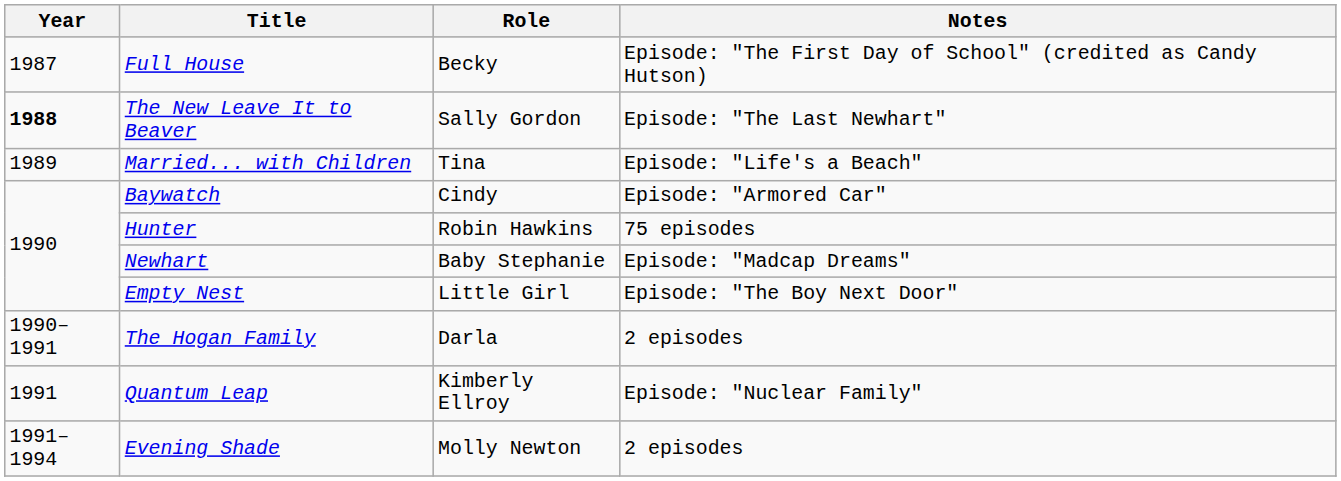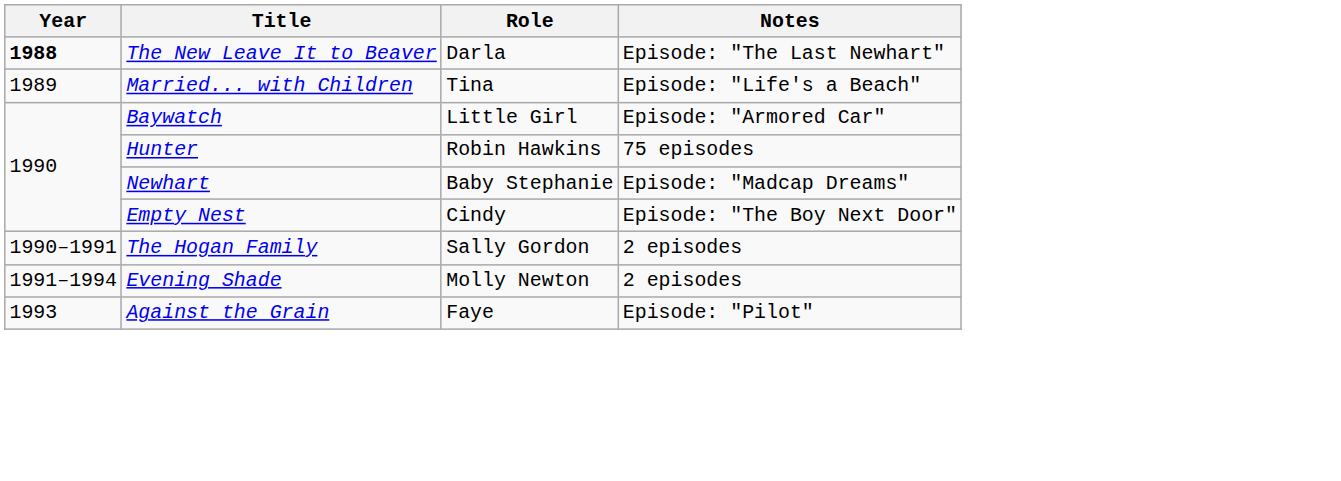- row: (184, 65)
(510, 120) Sally Gordon -> (476, 53) Darla
(468, 197) Cindy -> (512, 118) Little Girl
(504, 294) Little Girl -> (476, 215) Cindy
(468, 338) Darla -> (518, 248) Sally Gordon
- row: (196, 393)
+ row: (228, 313)
